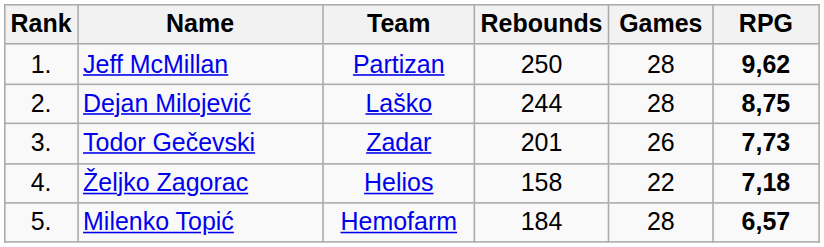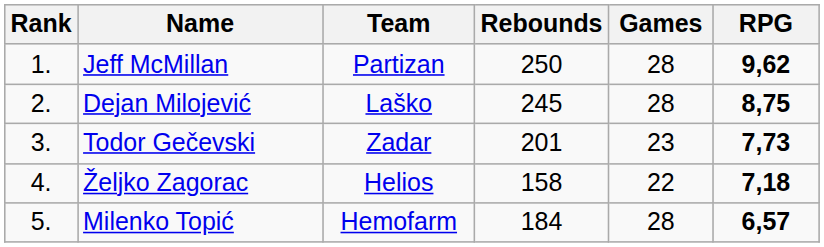(541, 103) 244 -> (541, 103) 245
(661, 143) 26 -> (661, 143) 23
